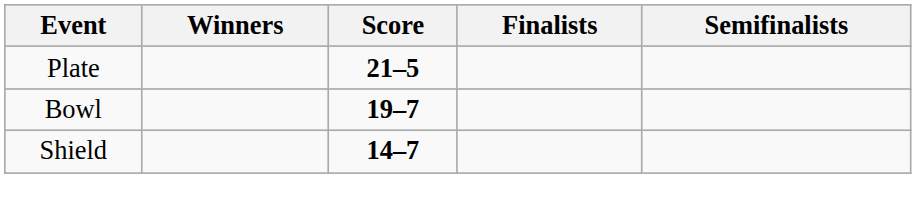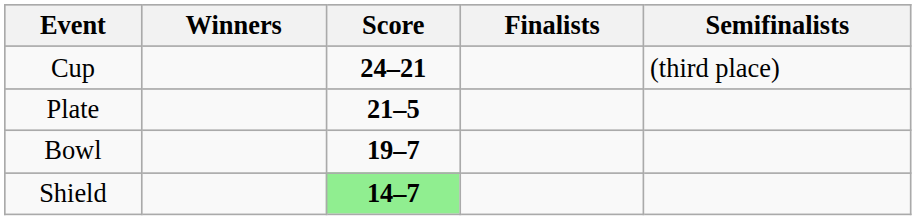+ row: (73, 67)
(393, 151) no background -> (393, 192) lightgreen background
